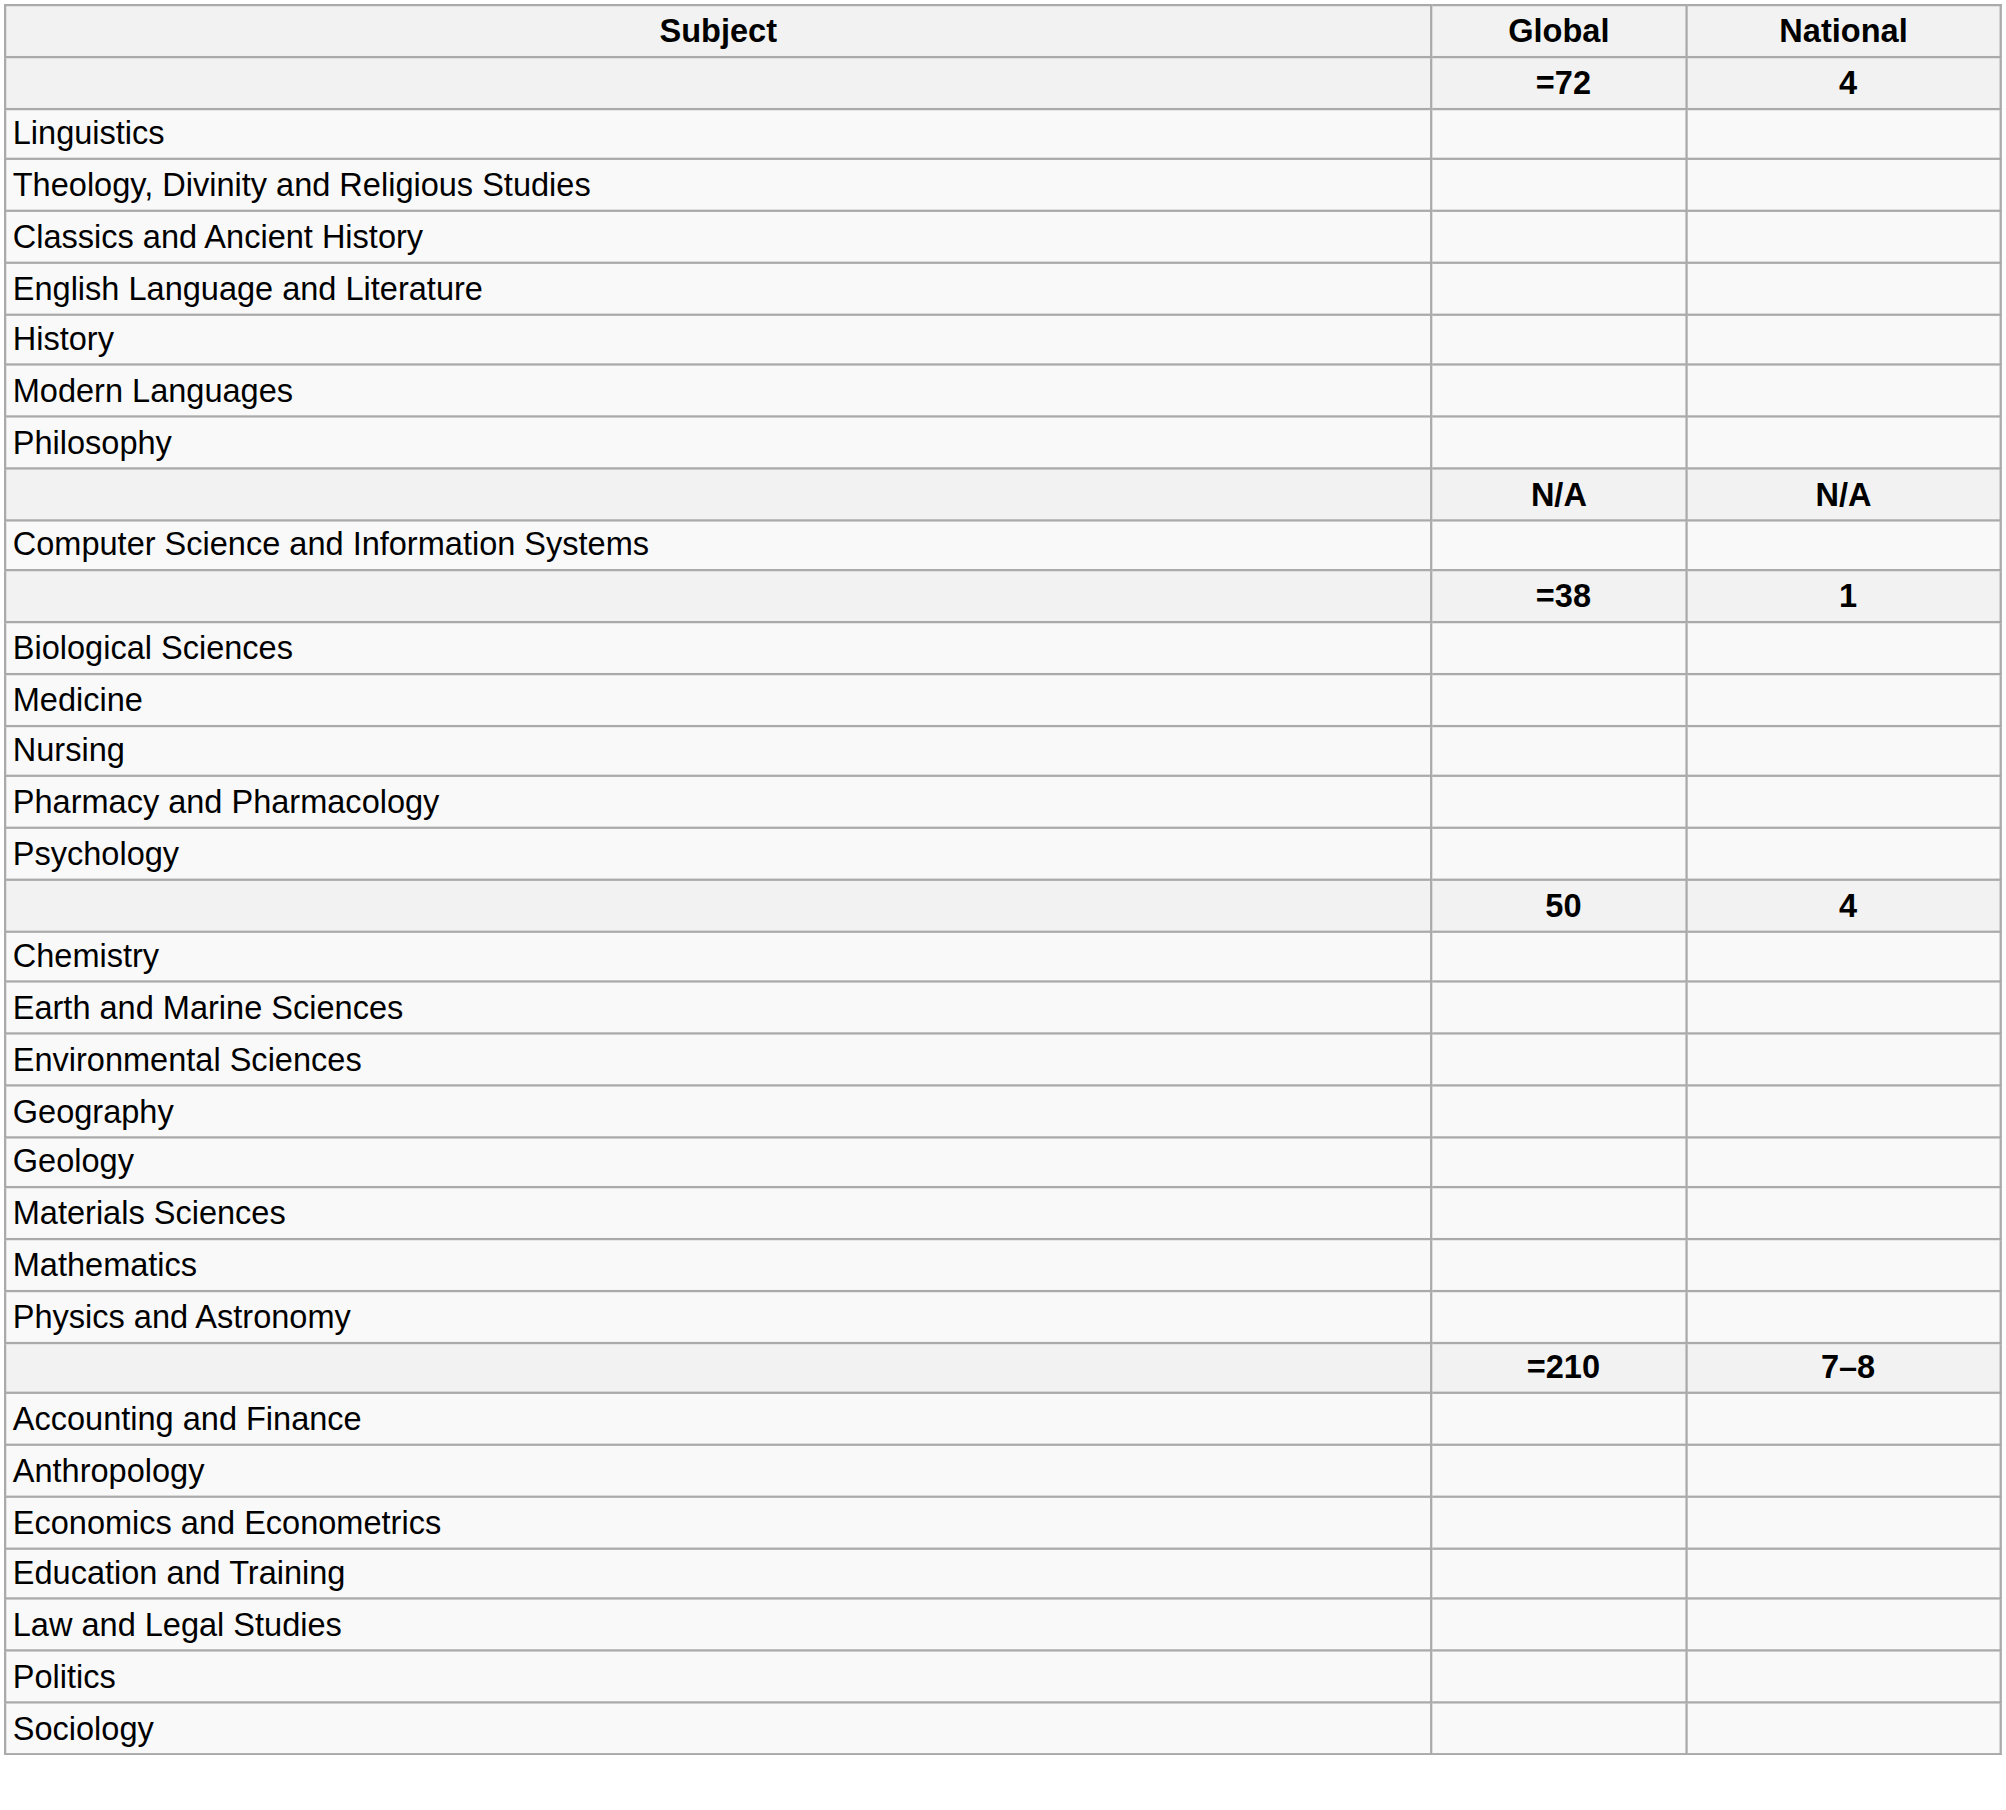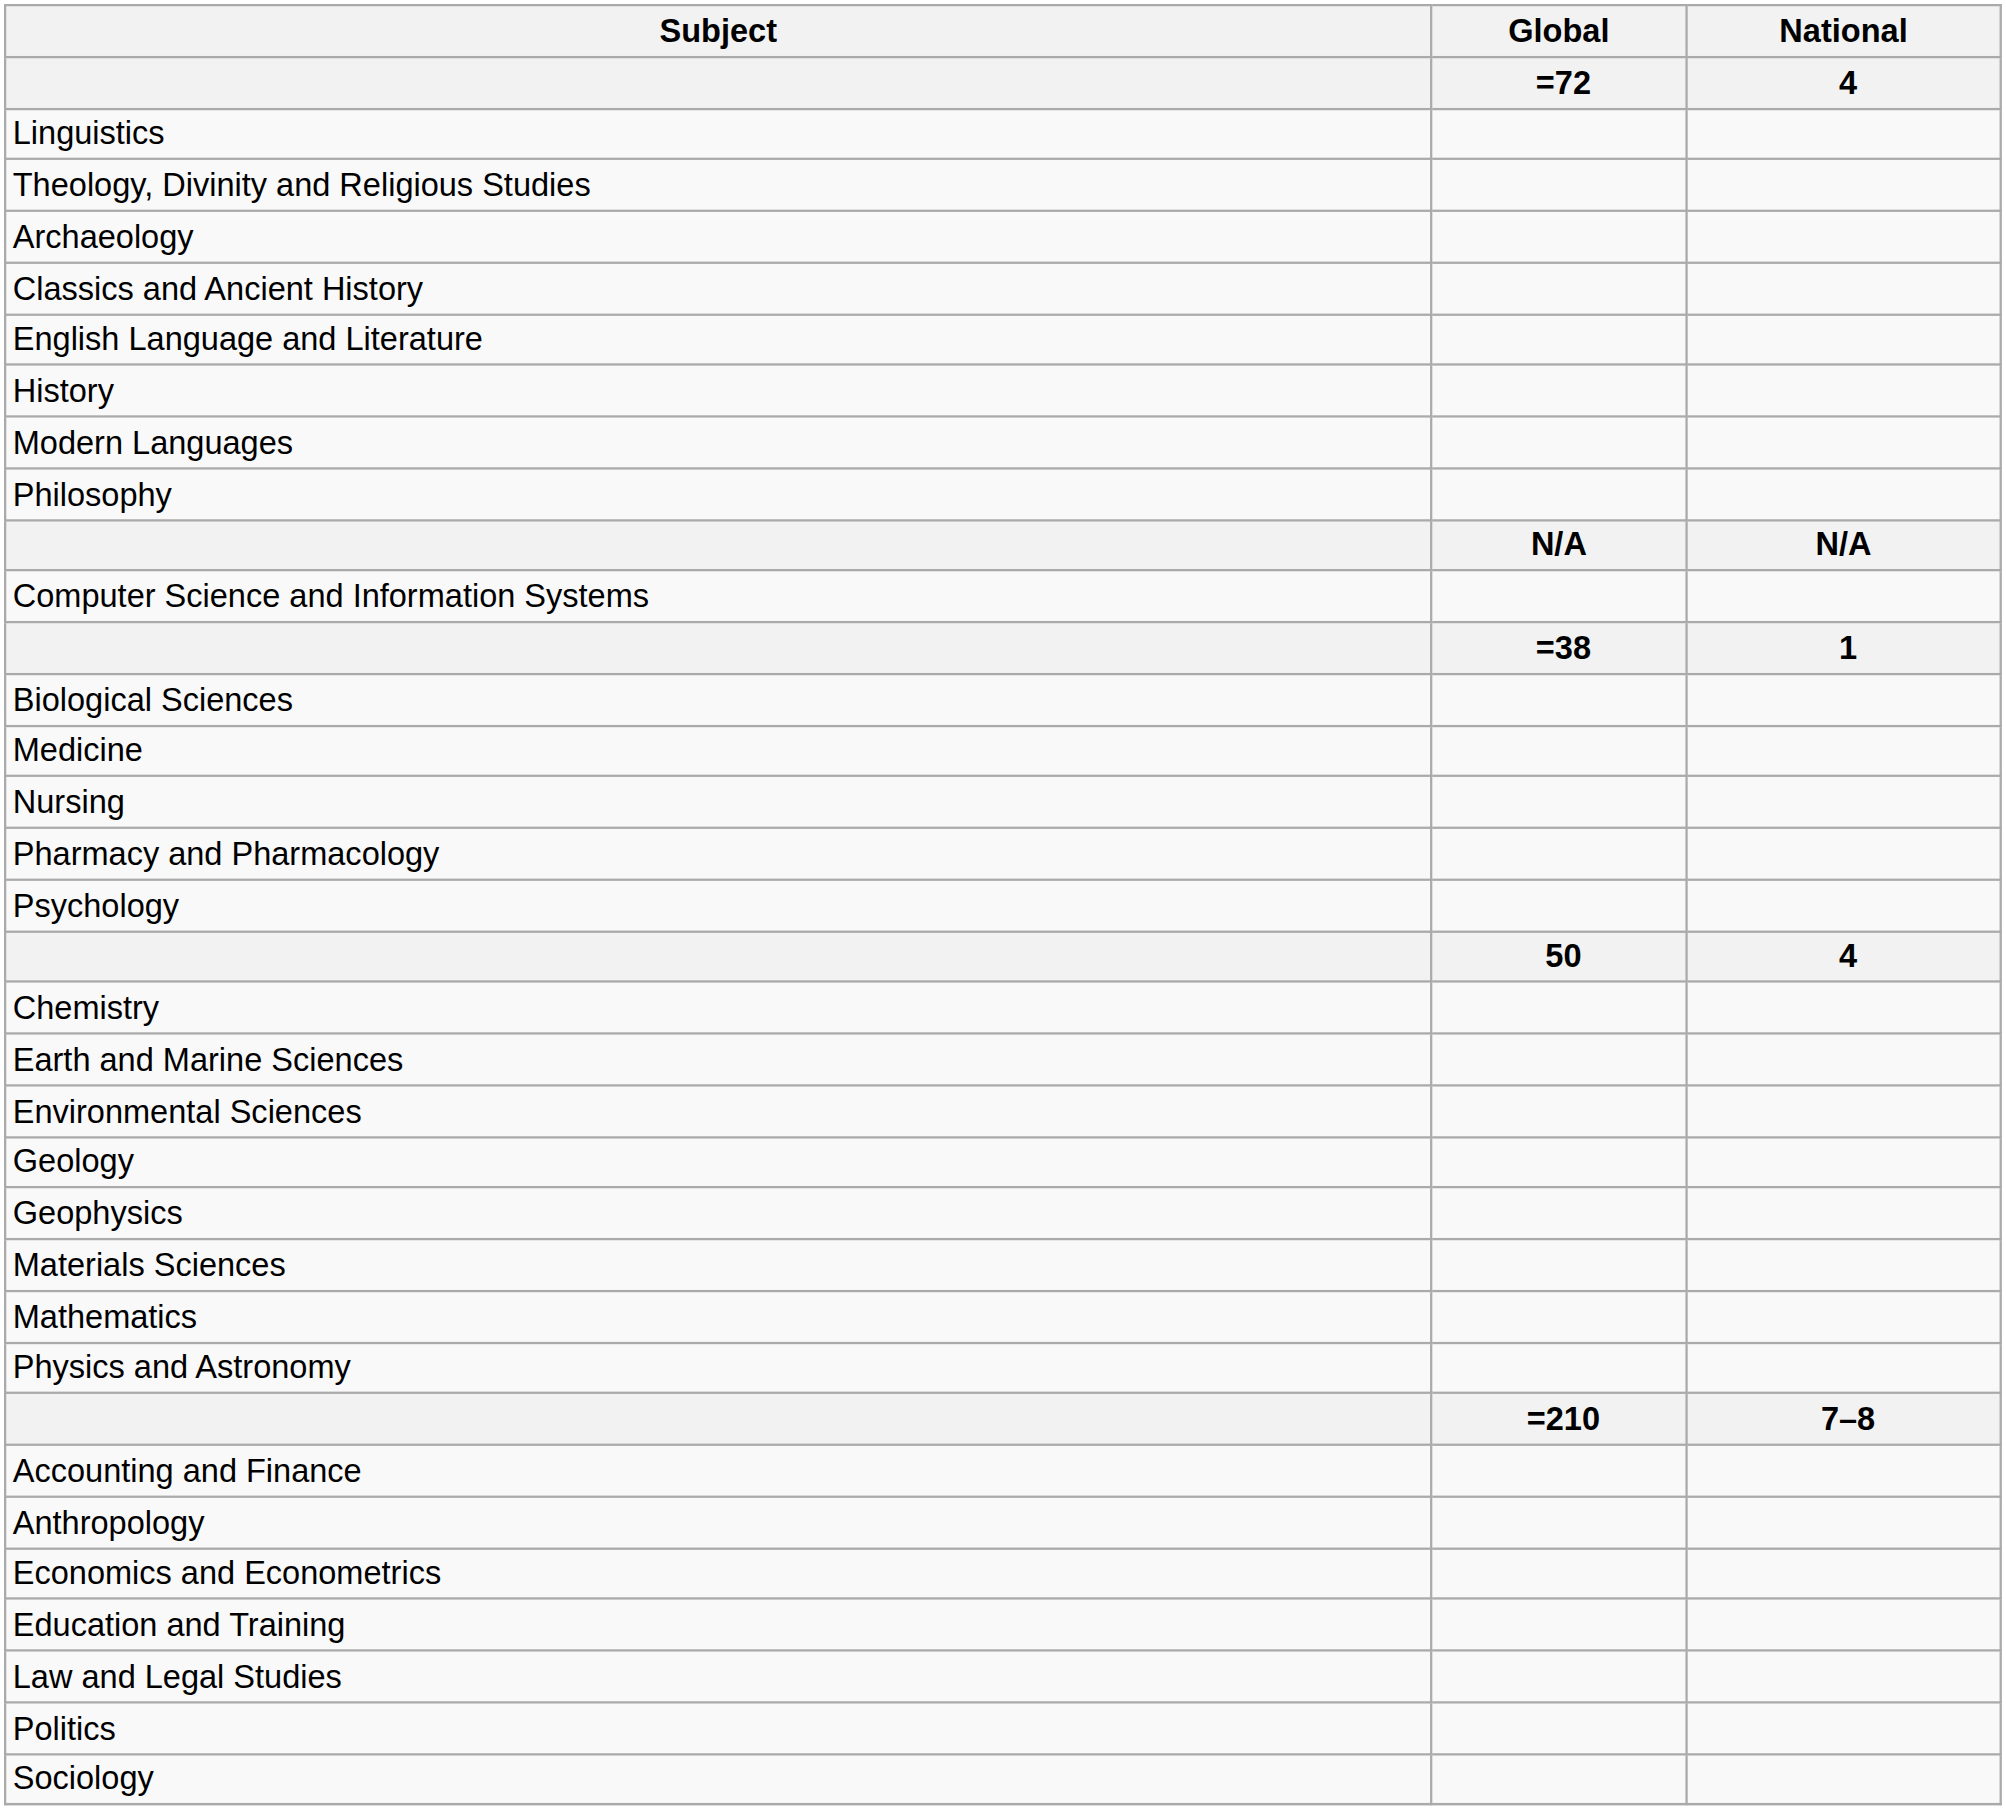+ row: (103, 237)
- row: (93, 1111)
+ row: (98, 1214)
